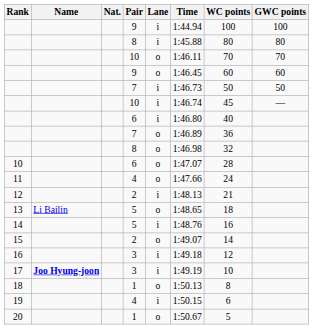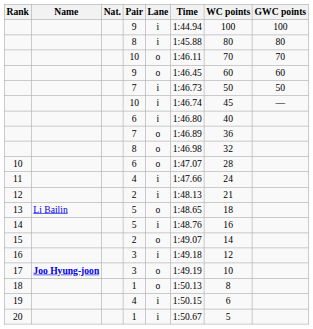(158, 179) o -> (158, 179) i
(158, 270) i -> (158, 270) o
(158, 316) o -> (158, 316) i
